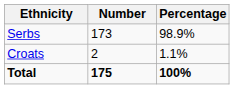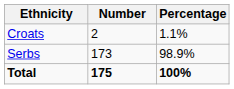rows swapped: (24, 34) <-> (26, 53)
